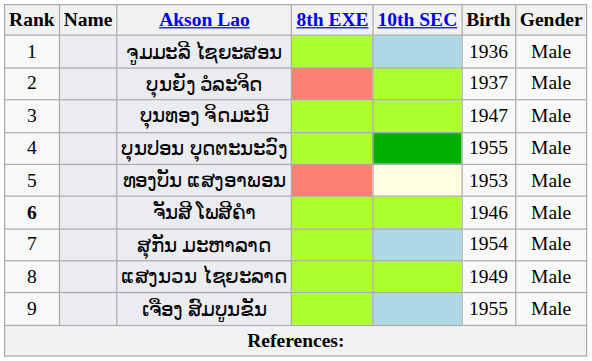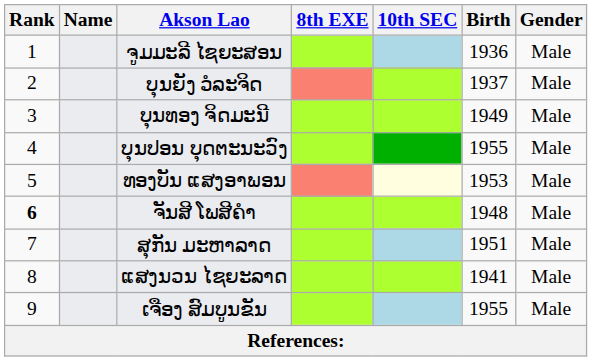(488, 115) 1947 -> (488, 115) 1949
(488, 212) 1946 -> (488, 212) 1948
(488, 244) 1954 -> (488, 244) 1951
(488, 276) 1949 -> (488, 276) 1941
